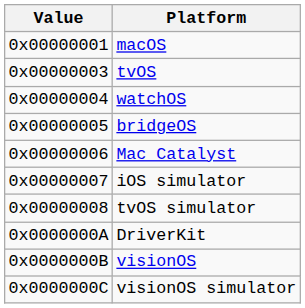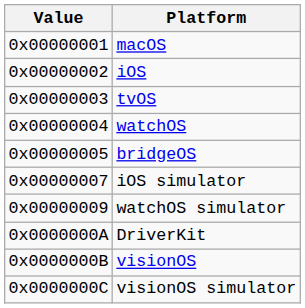+ row: (131, 72)
- row: (176, 154)
- row: (186, 208)
+ row: (201, 208)
